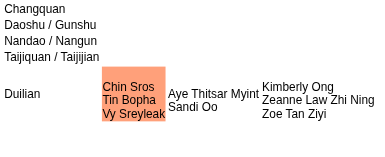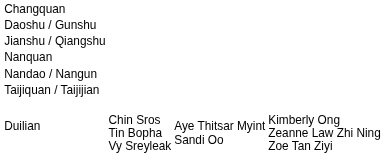+ row: (55, 41)
+ row: (28, 57)
(134, 100) lightsalmon background -> (140, 133) no background
